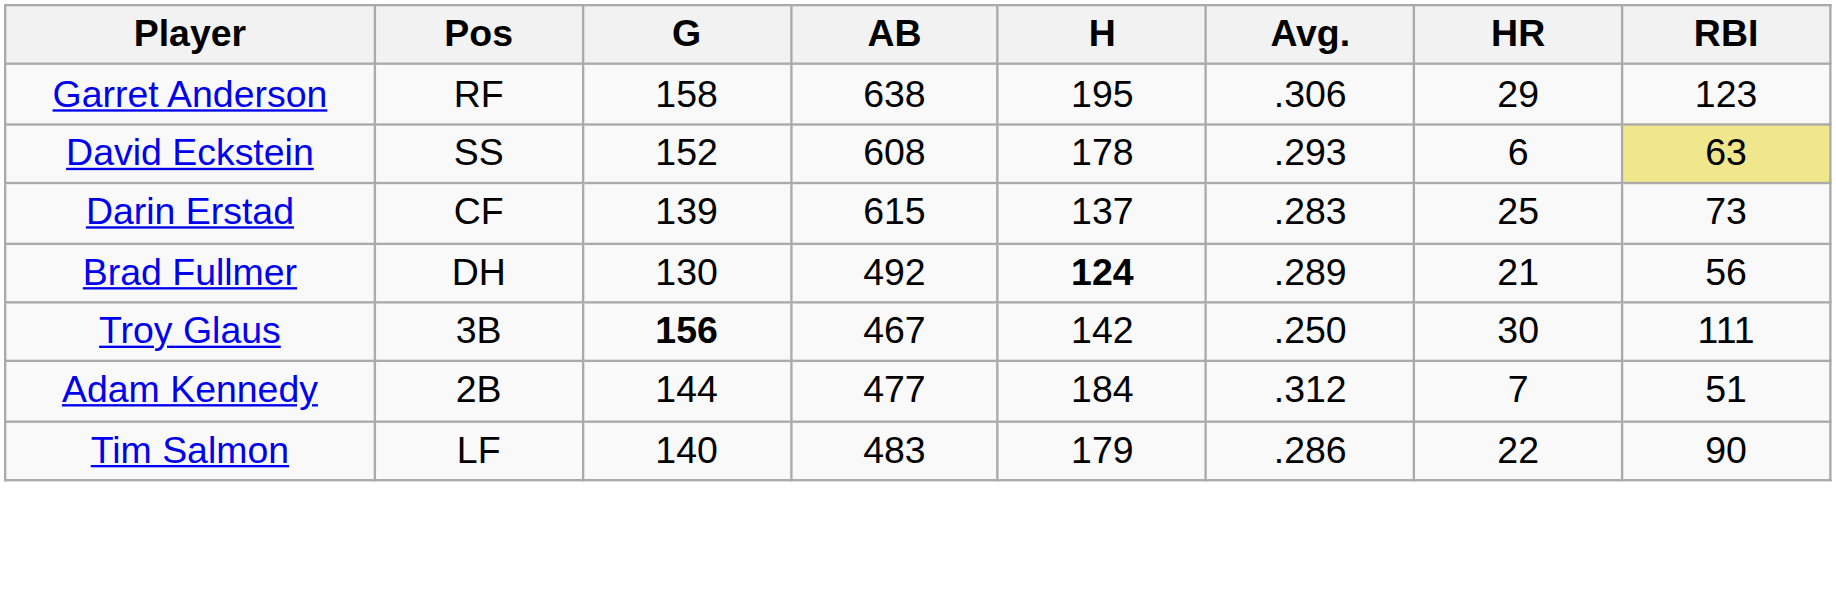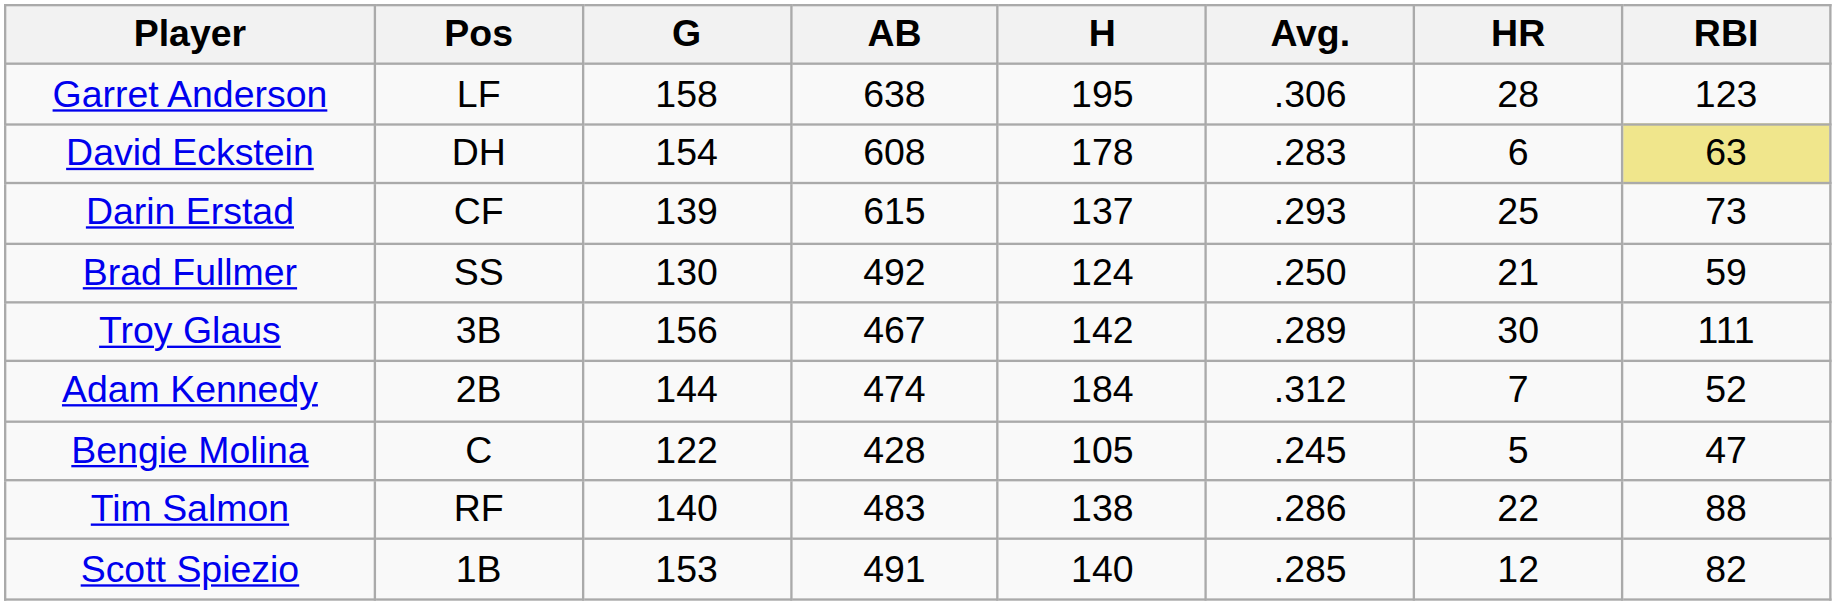(479, 93) RF -> (479, 93) LF
(1518, 93) 29 -> (1518, 93) 28
(479, 152) SS -> (479, 152) DH
(687, 152) 152 -> (687, 152) 154
(1310, 152) .293 -> (1310, 152) .283
(1310, 212) .283 -> (1310, 212) .293
(479, 271) DH -> (479, 271) SS
(1102, 271) bold -> (1102, 271) normal
(1310, 271) .289 -> (1310, 271) .250
(1726, 271) 56 -> (1726, 271) 59
(687, 331) bold -> (687, 331) normal
(1310, 331) .250 -> (1310, 331) .289
(894, 390) 477 -> (894, 390) 474
(1726, 390) 51 -> (1726, 390) 52
+ row: (190, 449)
(479, 449) LF -> (479, 509) RF
(1102, 449) 179 -> (1102, 509) 138
(1726, 449) 90 -> (1726, 509) 88
+ row: (190, 568)
